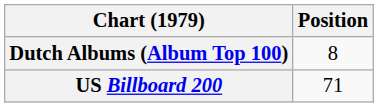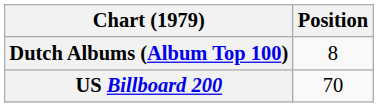(333, 85) 71 -> (333, 85) 70
